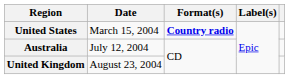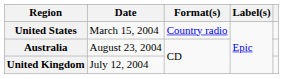(200, 30) bold -> (197, 30) normal
(119, 47) July 12, 2004 -> (126, 47) August 23, 2004
(126, 64) August 23, 2004 -> (119, 64) July 12, 2004
